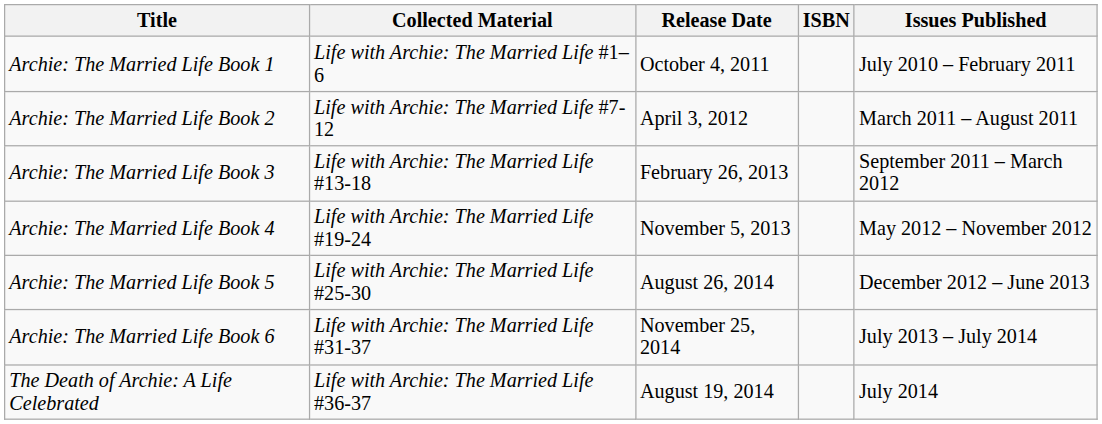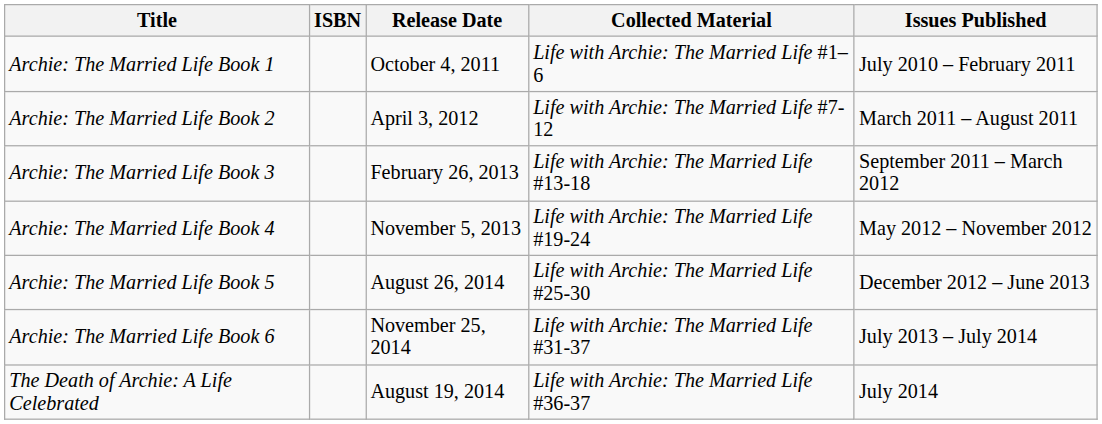columns swapped: (826, 20) <-> (472, 20)
